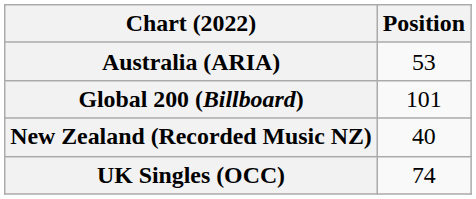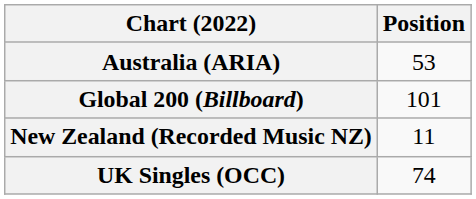(424, 136) 40 -> (424, 136) 11
